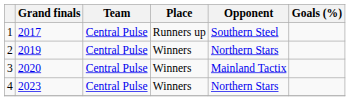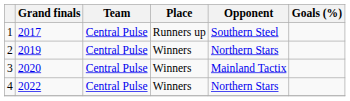(30, 86) 2023 -> (30, 86) 2022
